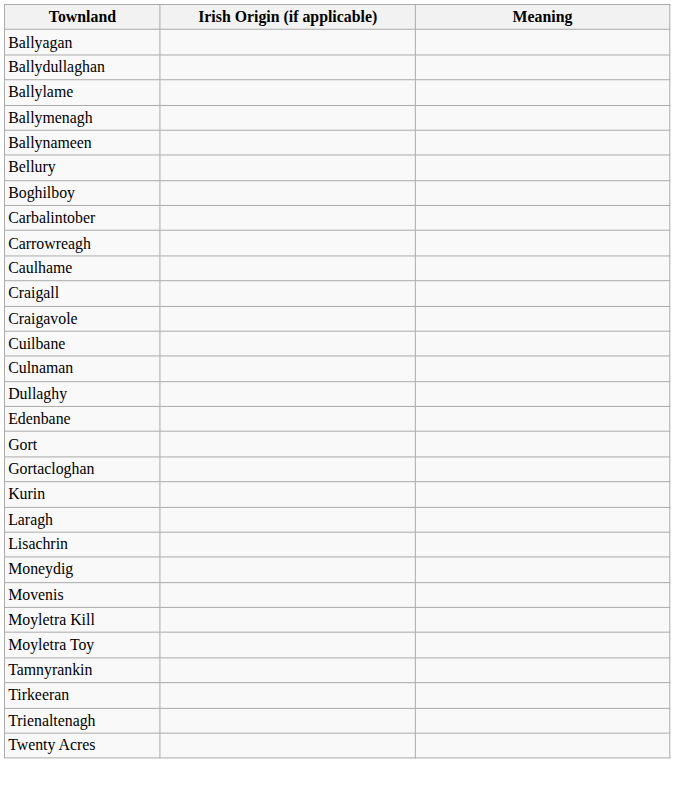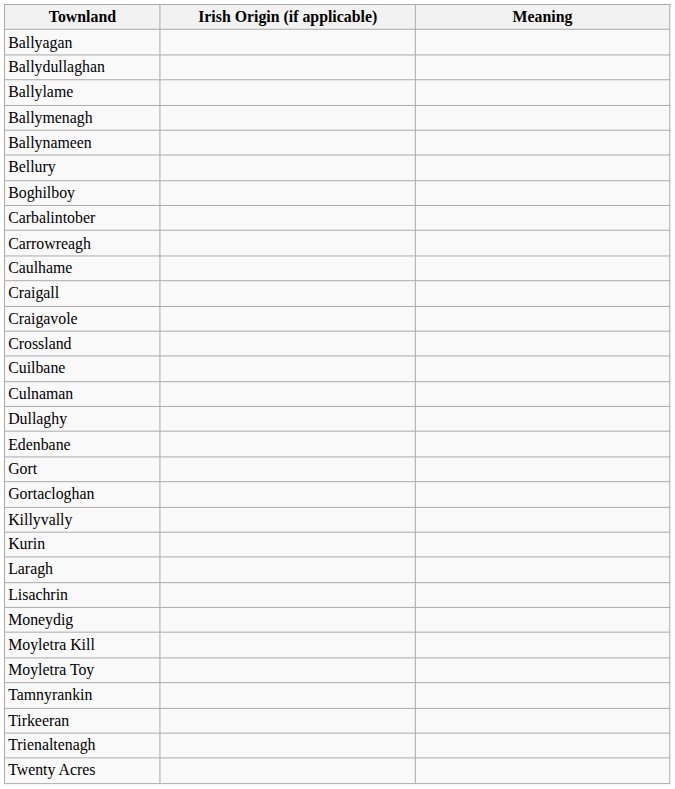+ row: (40, 343)
+ row: (40, 519)
- row: (36, 594)
